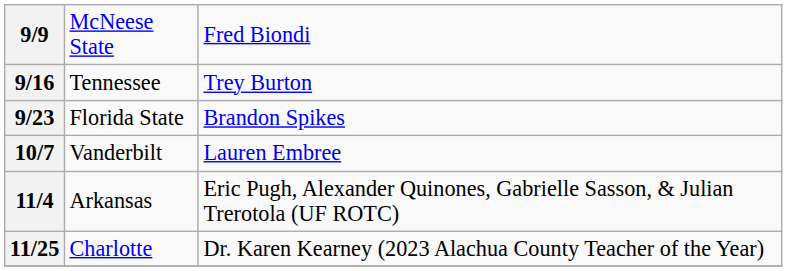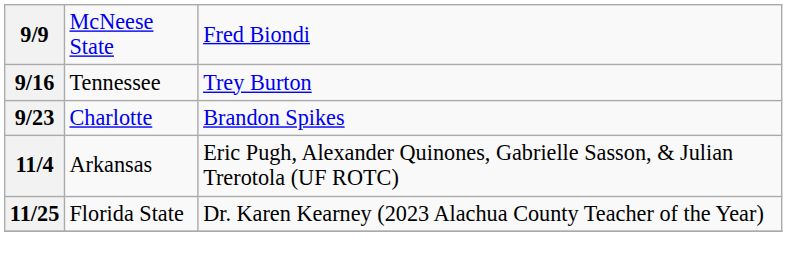(127, 117) Florida State -> (111, 117) Charlotte
- row: (35, 152)
(111, 248) Charlotte -> (127, 213) Florida State
